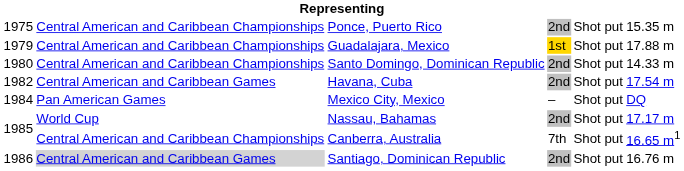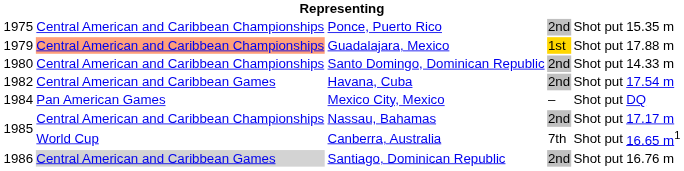(180, 45) no background -> (180, 45) lightsalmon background
(68, 118) World Cup -> (180, 118) Central American and Caribbean Championships
(180, 138) Central American and Caribbean Championships -> (68, 138) World Cup
